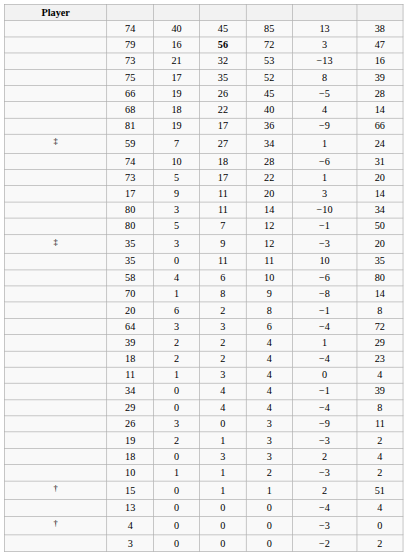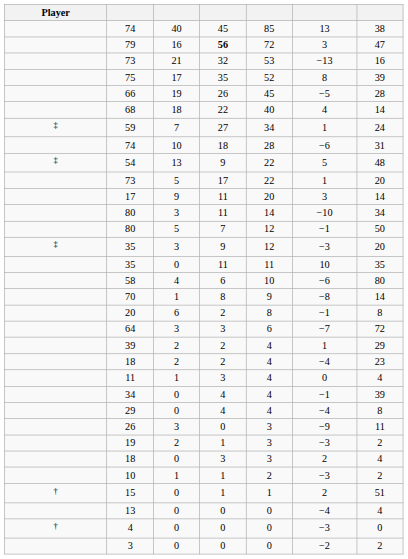- row: (130, 126)
+ row: (130, 162)
(325, 326) −4 -> (325, 329) −7
